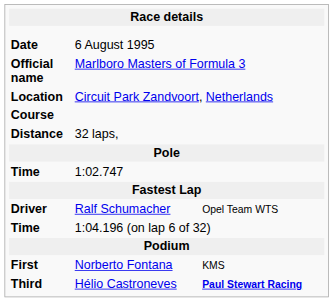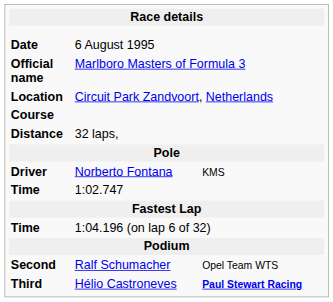+ row: (29, 171)
- row: (29, 209)
- row: (24, 265)
+ row: (33, 265)
